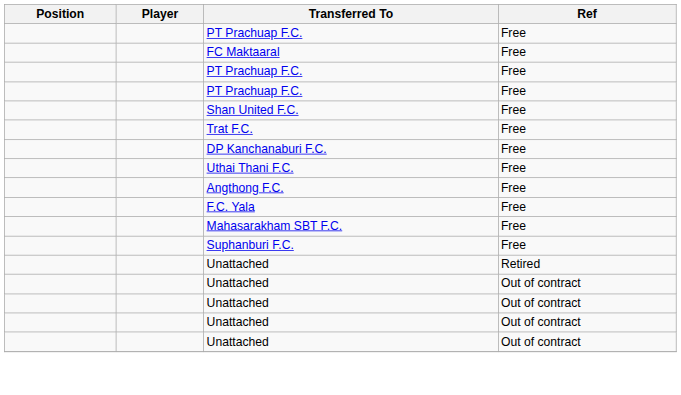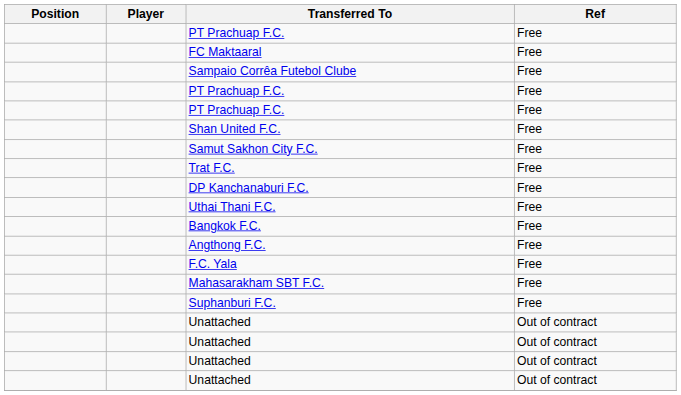+ row: (272, 71)
+ row: (253, 149)
+ row: (225, 226)
- row: (238, 264)
